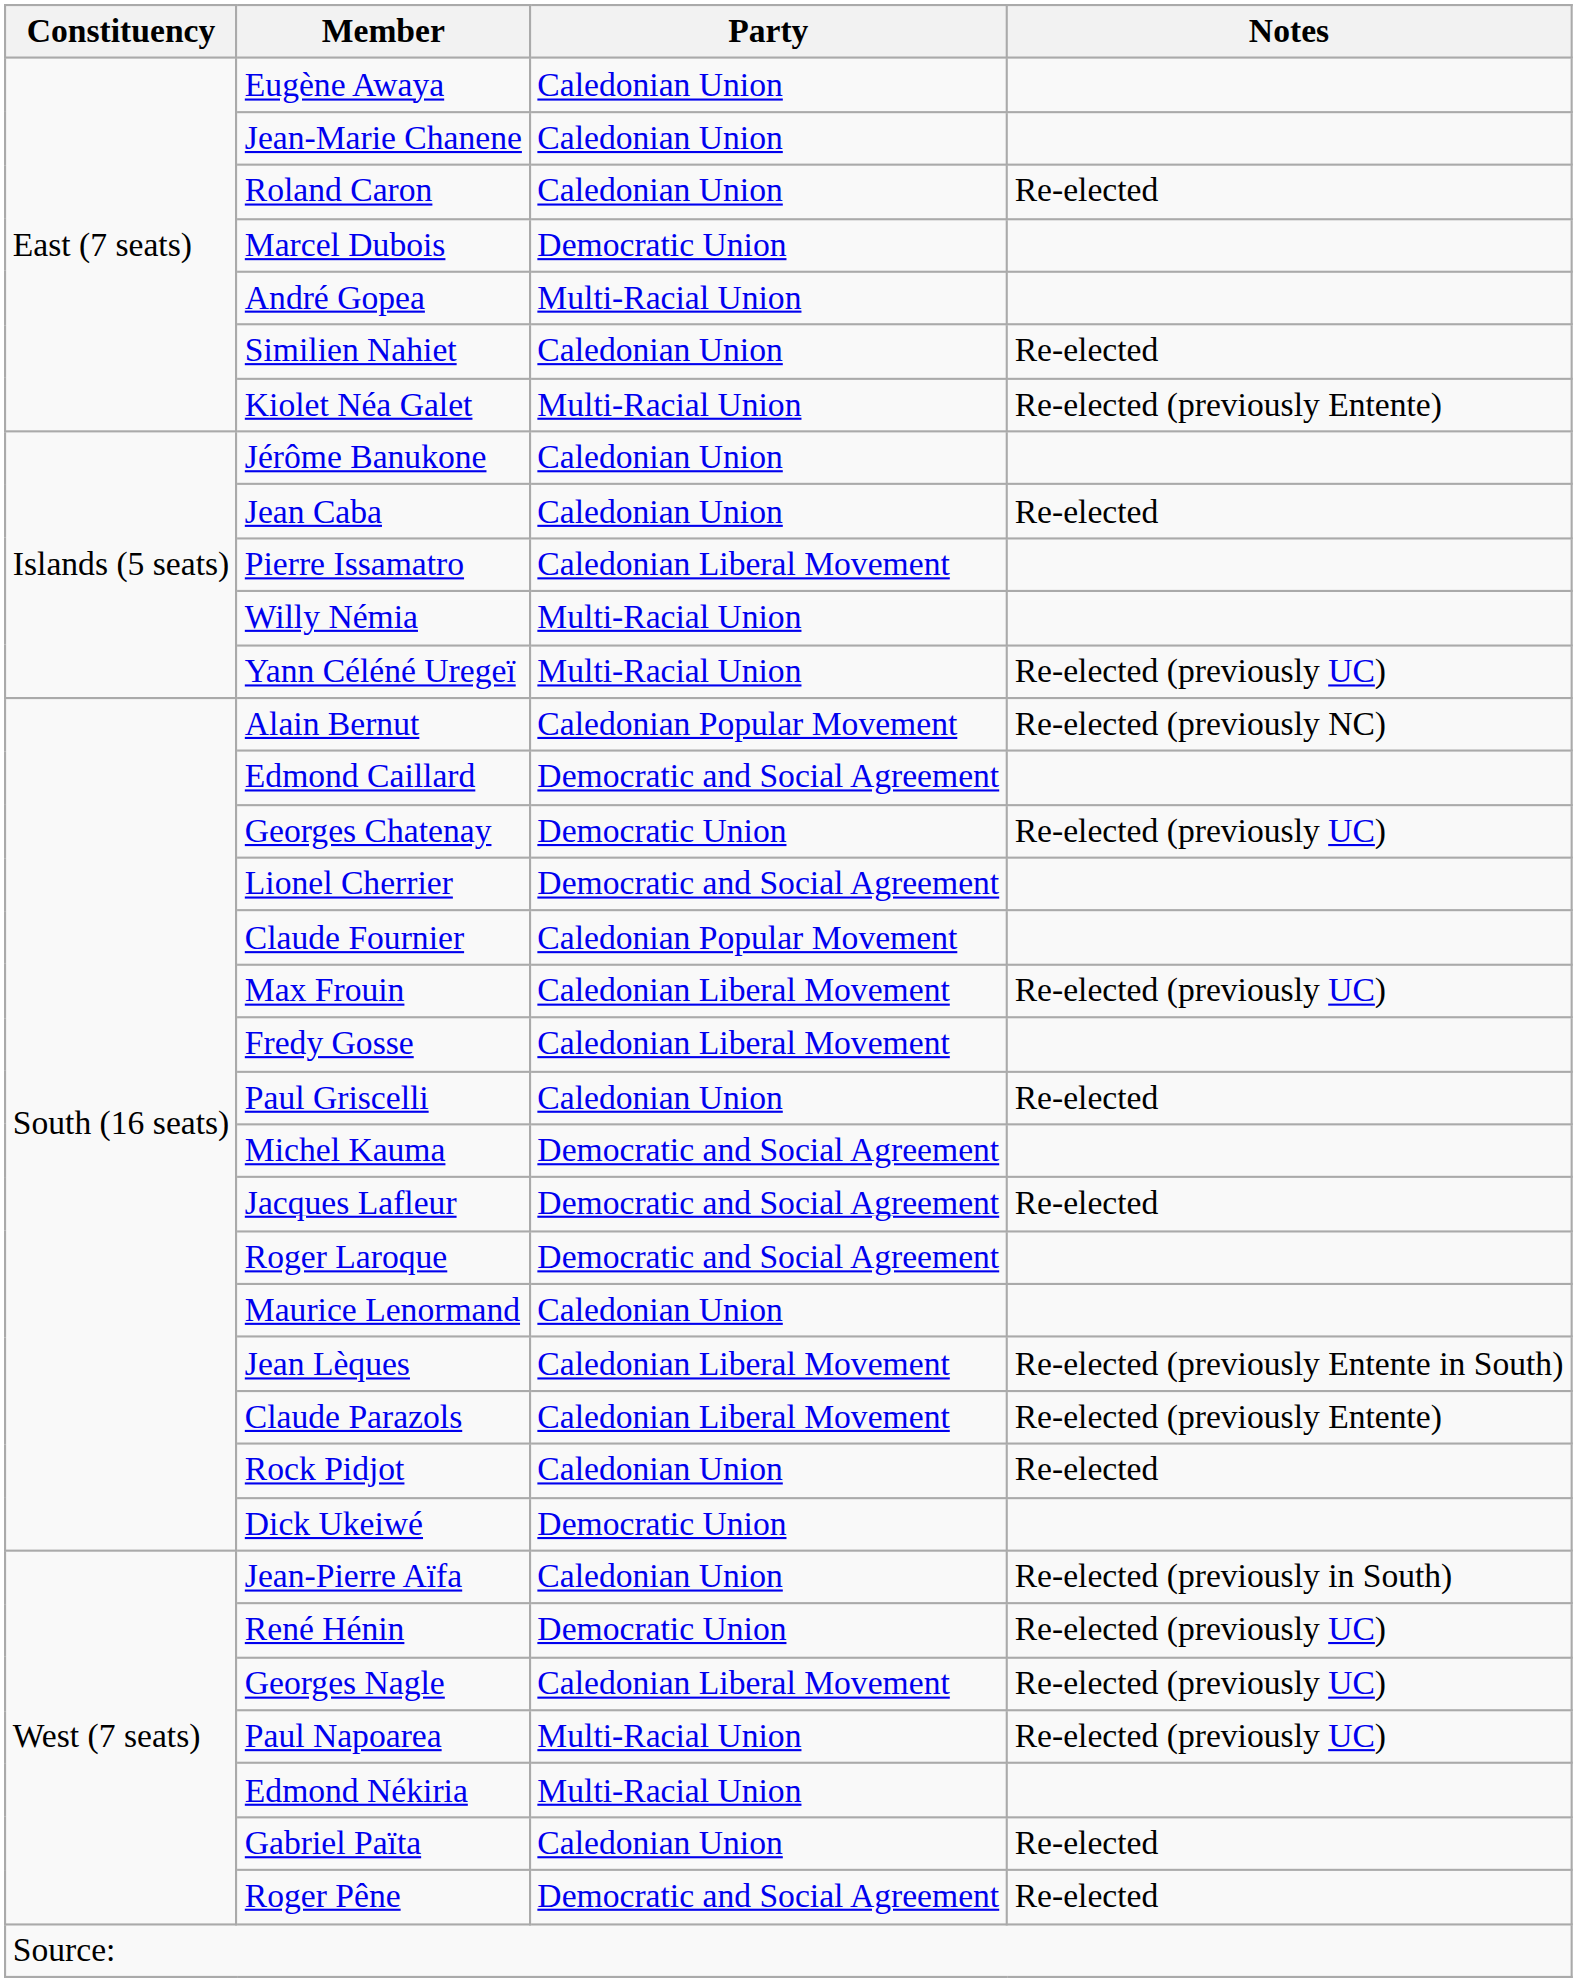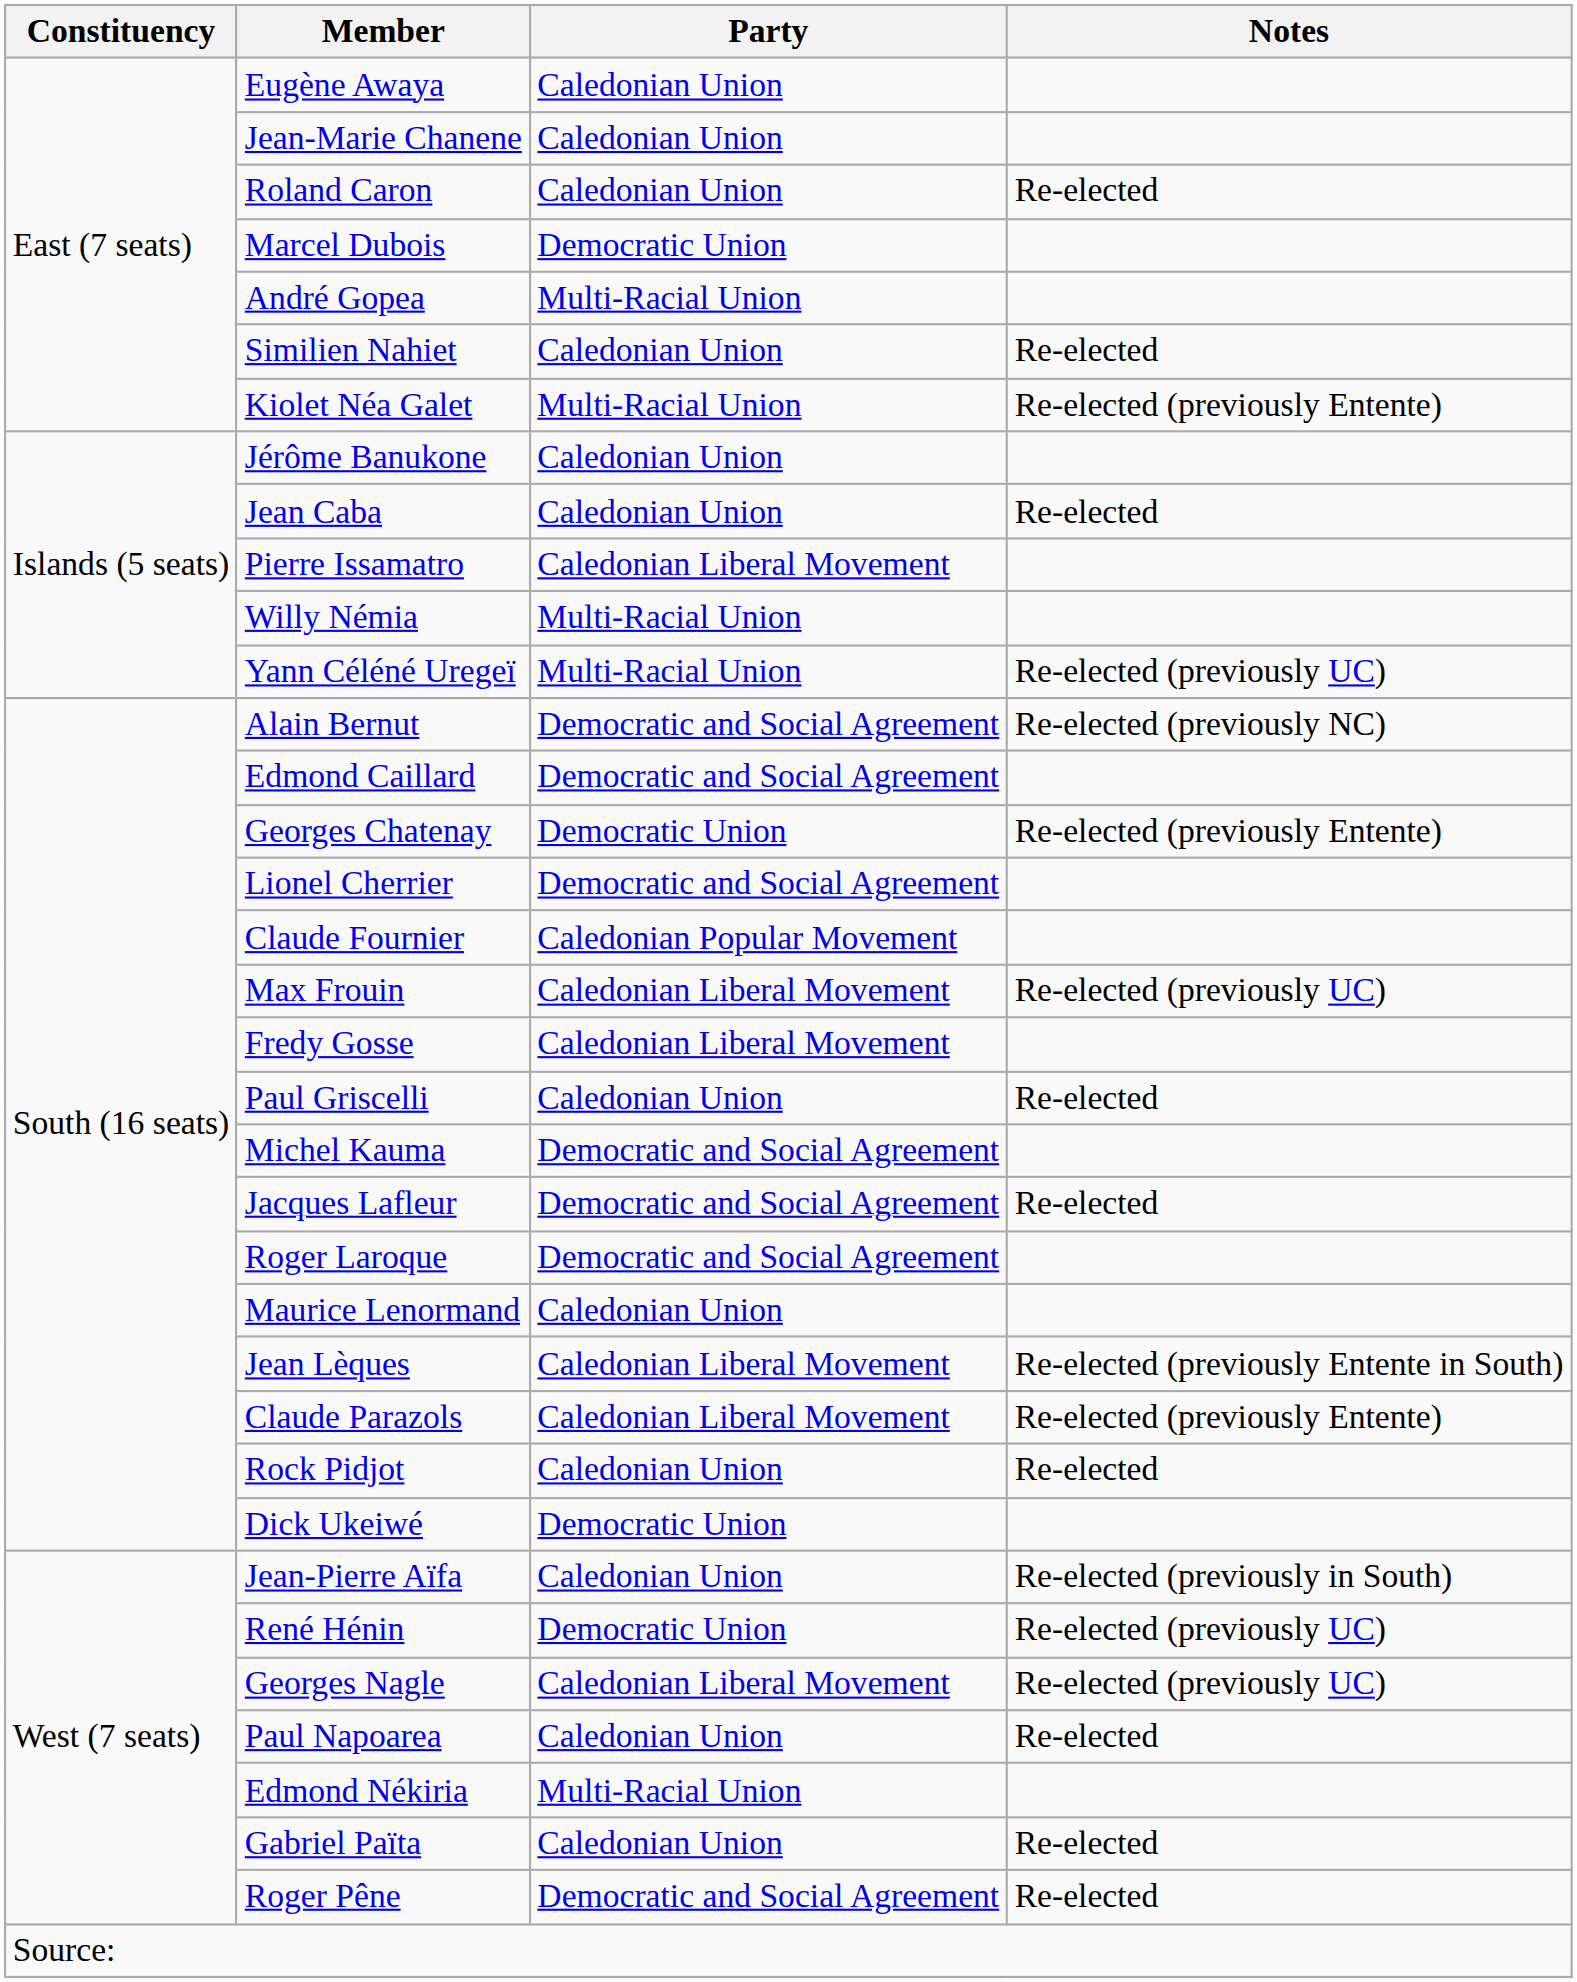(747, 723) Caledonian Popular Movement -> (768, 723) Democratic and Social Agreement
(1200, 830) Re-elected (previously UC) -> (1228, 830) Re-elected (previously Entente)
(669, 1736) Multi-Racial Union -> (660, 1736) Caledonian Union
(1200, 1736) Re-elected (previously UC) -> (1087, 1736) Re-elected
